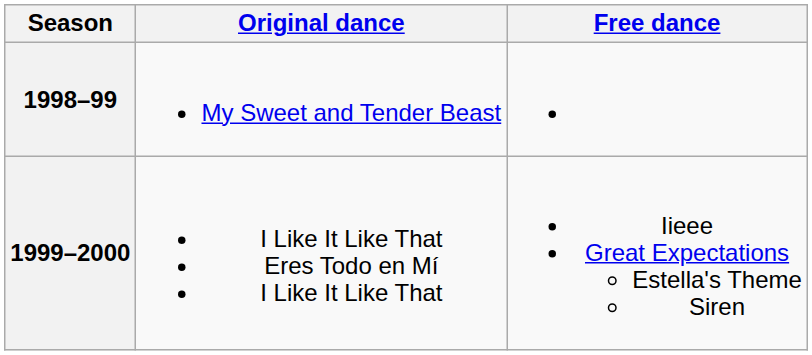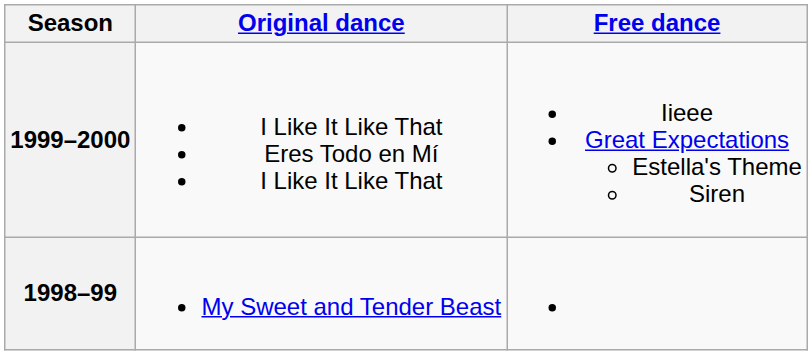rows swapped: (70, 252) <-> (70, 99)
